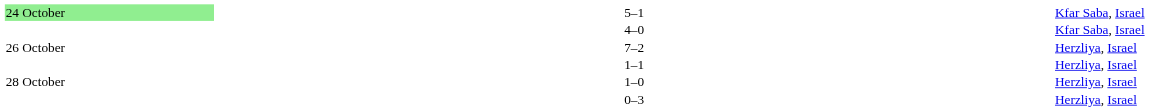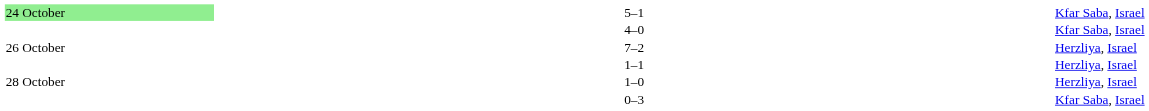(1096, 99) Herzliya, Israel -> (1100, 99) Kfar Saba, Israel
